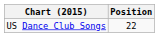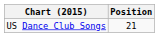(131, 26) 22 -> (131, 26) 21
